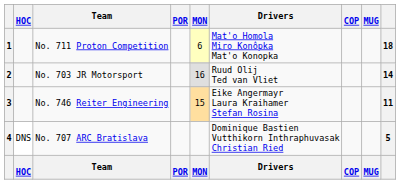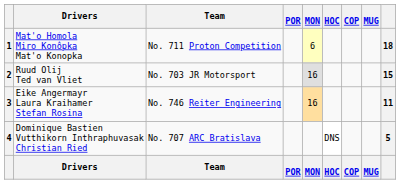columns swapped: (276, 17) <-> (23, 22)
(388, 75) 14 -> (388, 75) 15
(200, 104) 15 -> (312, 104) 16
